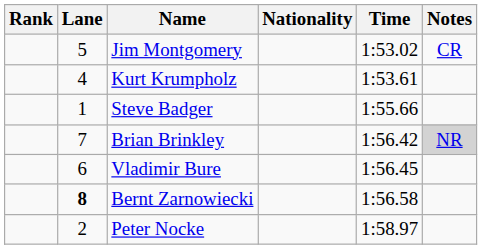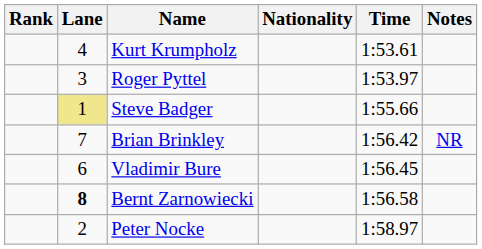- row: (177, 49)
+ row: (159, 79)
(82, 109) no background -> (82, 109) khaki background
(449, 139) lightgrey background -> (449, 139) no background
